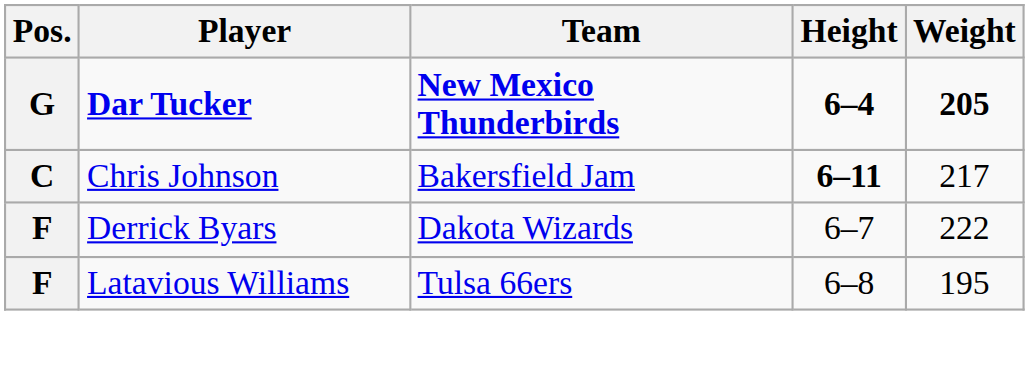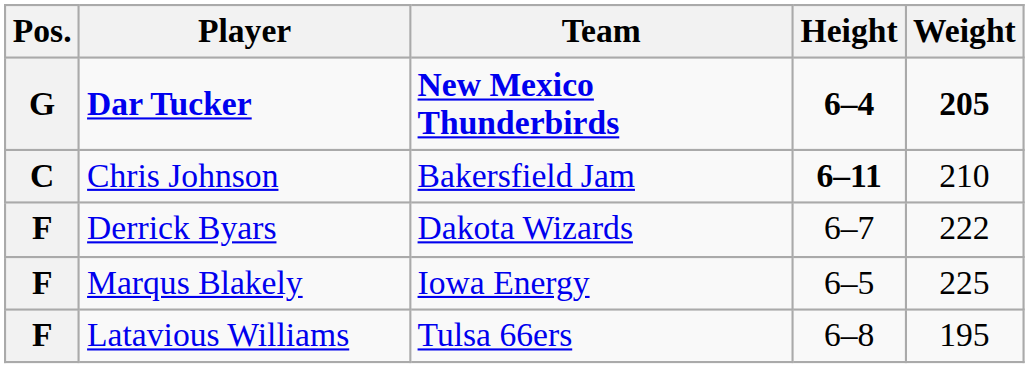(964, 175) 217 -> (964, 175) 210
+ row: (195, 282)
